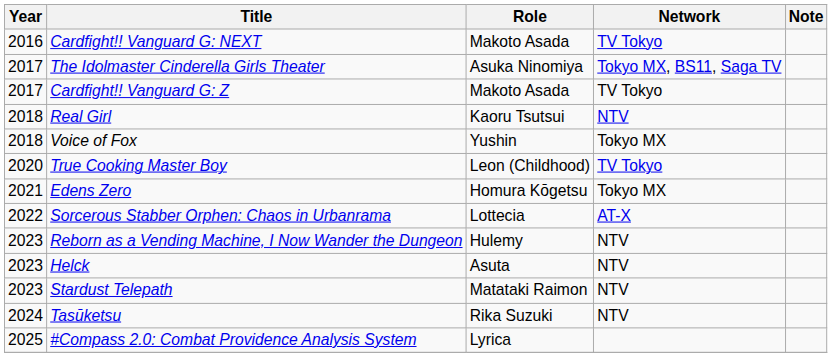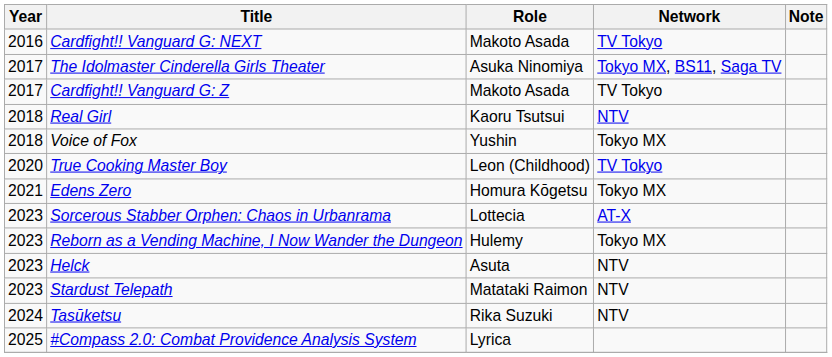(26, 215) 2022 -> (26, 215) 2023
(613, 240) NTV -> (632, 240) Tokyo MX
